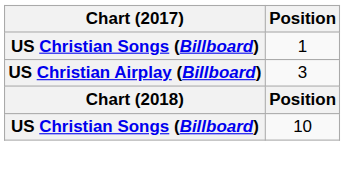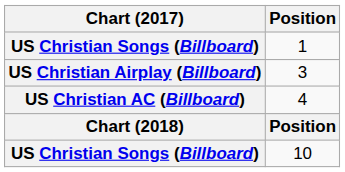+ row: (303, 99)
